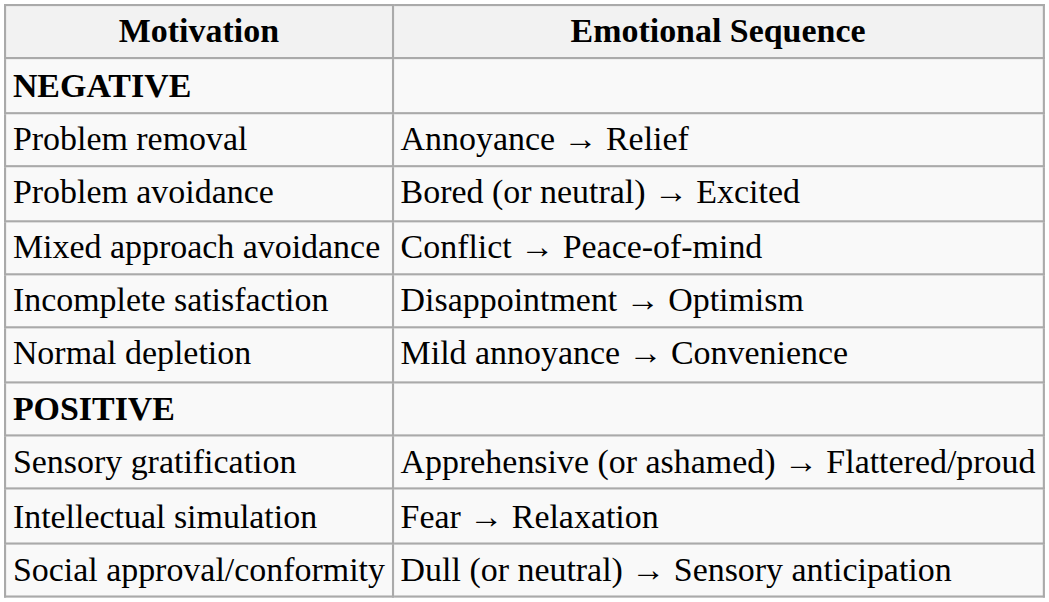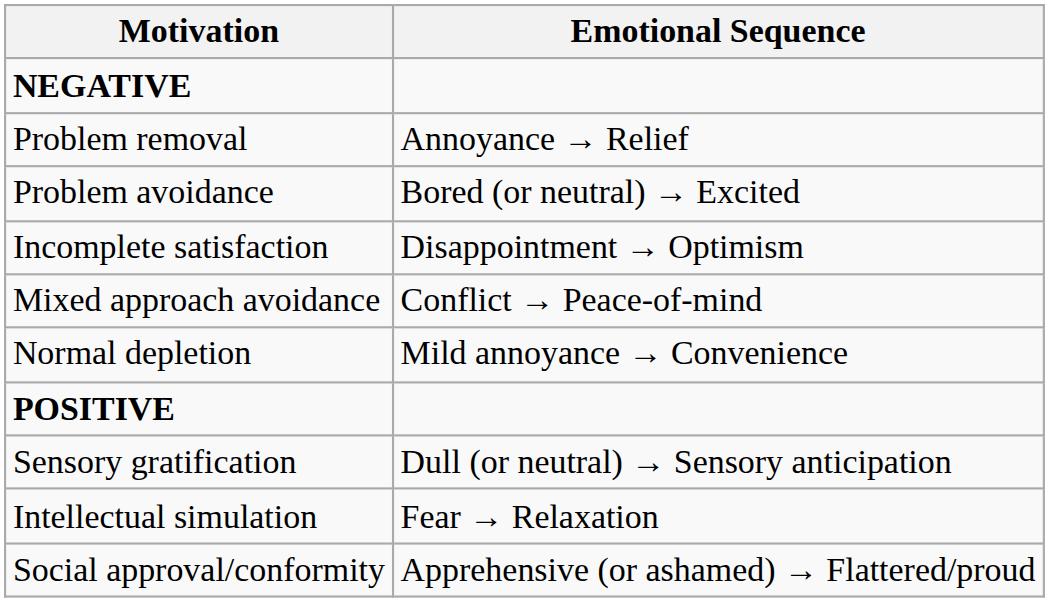rows swapped: (171, 300) <-> (197, 246)
(718, 461) Apprehensive (or ashamed) → Flattered/proud -> (676, 461) Dull (or neutral) → Sensory anticipation
(676, 569) Dull (or neutral) → Sensory anticipation -> (718, 569) Apprehensive (or ashamed) → Flattered/proud
